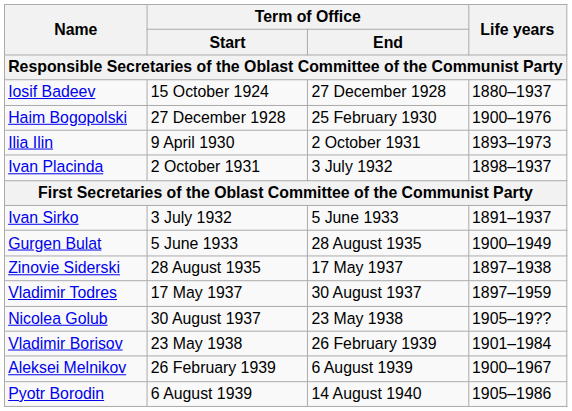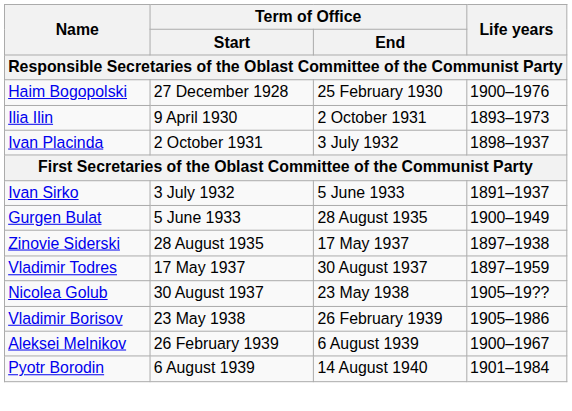- row: (52, 92)
(512, 343) 1901–1984 -> (510, 318) 1905–1986
(512, 393) 1905–1986 -> (510, 368) 1901–1984
